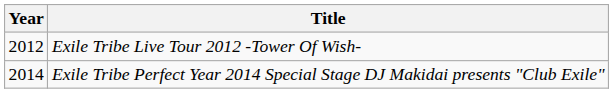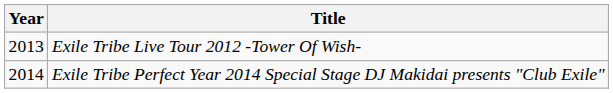(26, 46) 2012 -> (26, 46) 2013
